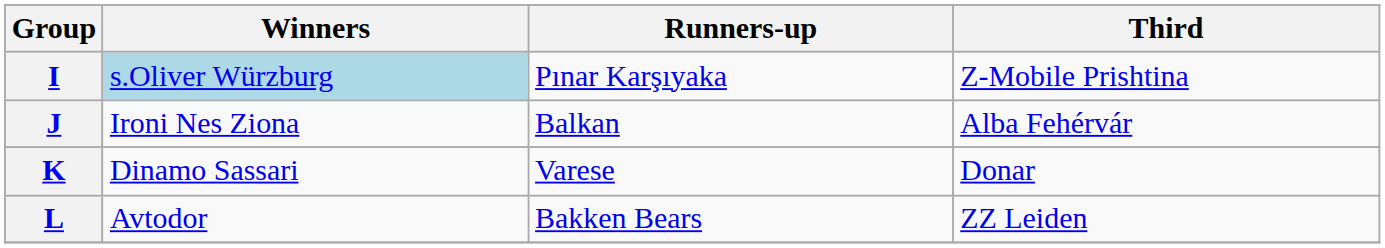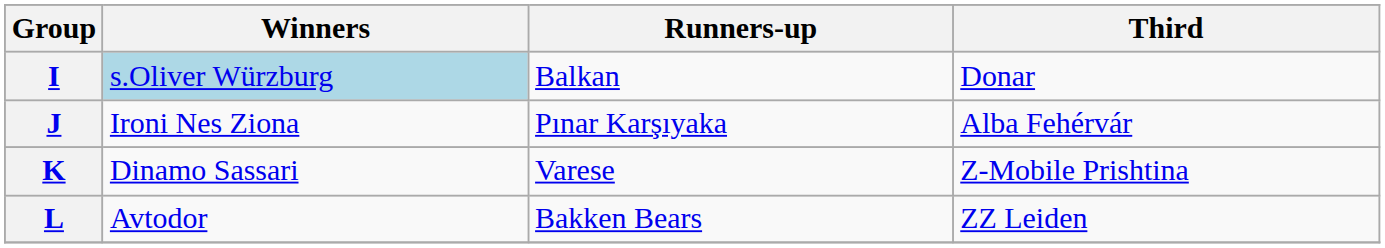(631, 75) Pınar Karşıyaka -> (577, 75) Balkan
(1075, 75) Z-Mobile Prishtina -> (998, 75) Donar
(577, 123) Balkan -> (631, 123) Pınar Karşıyaka
(998, 170) Donar -> (1075, 170) Z-Mobile Prishtina
